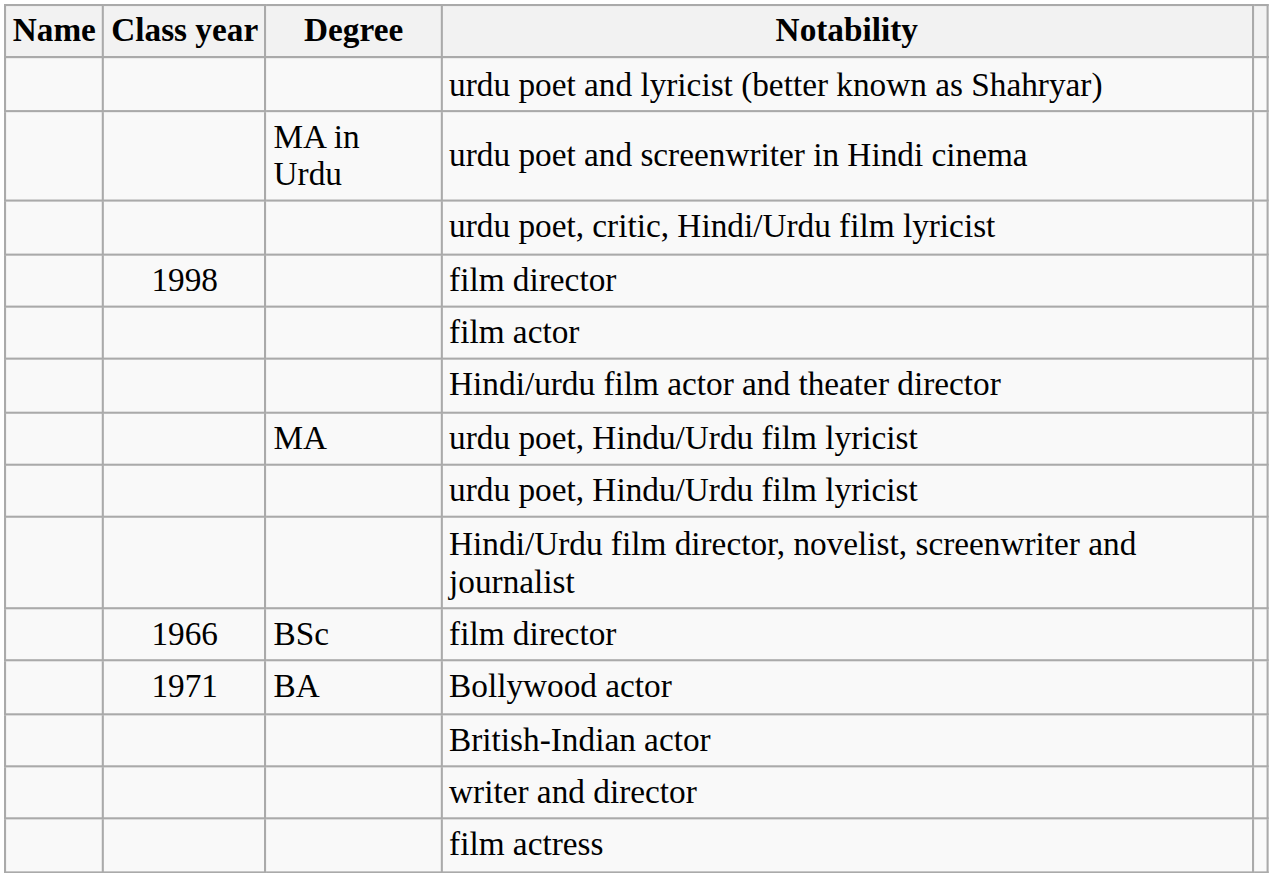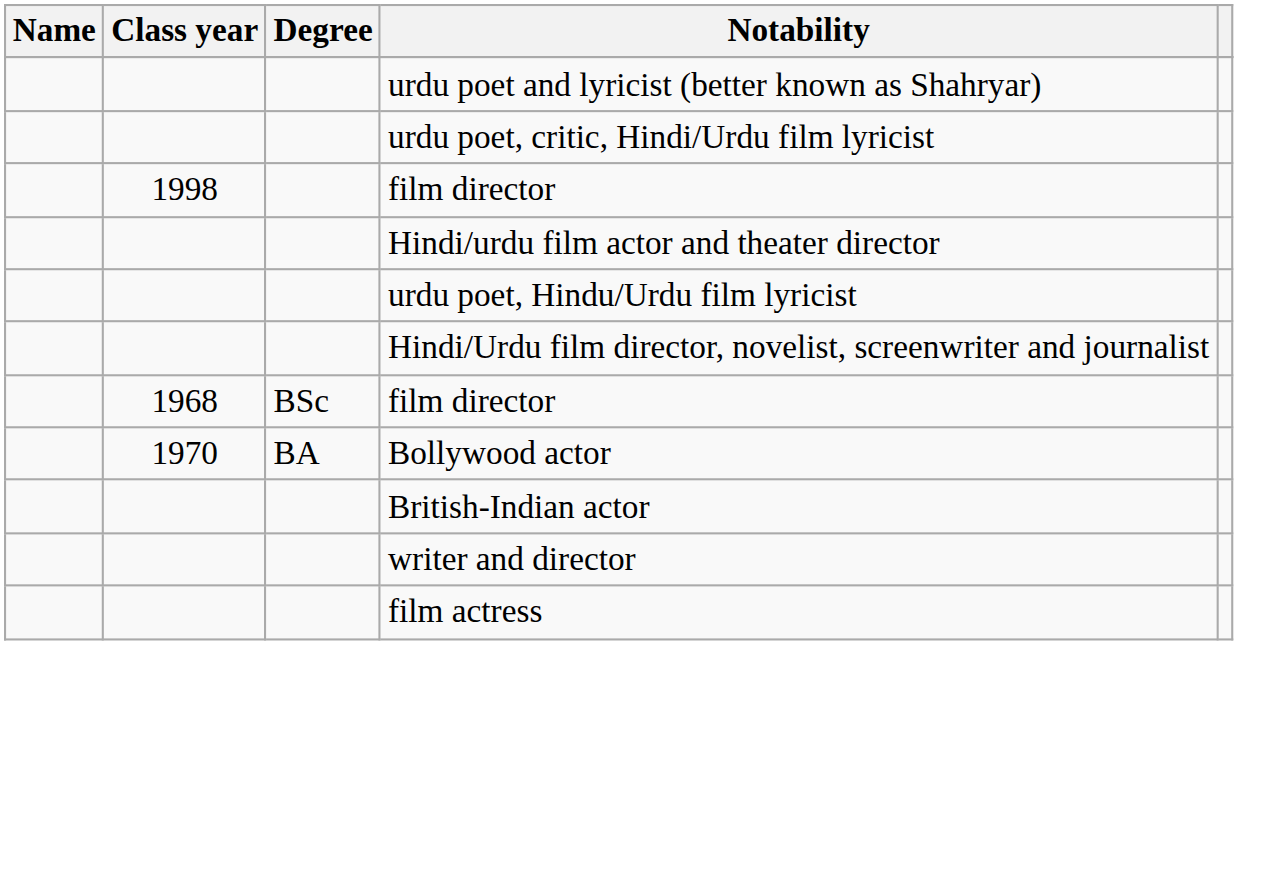- row: (317, 155)
- row: (354, 333)
- row: (300, 437)
(185, 633) 1966 -> (185, 400) 1968
(185, 686) 1971 -> (185, 453) 1970
